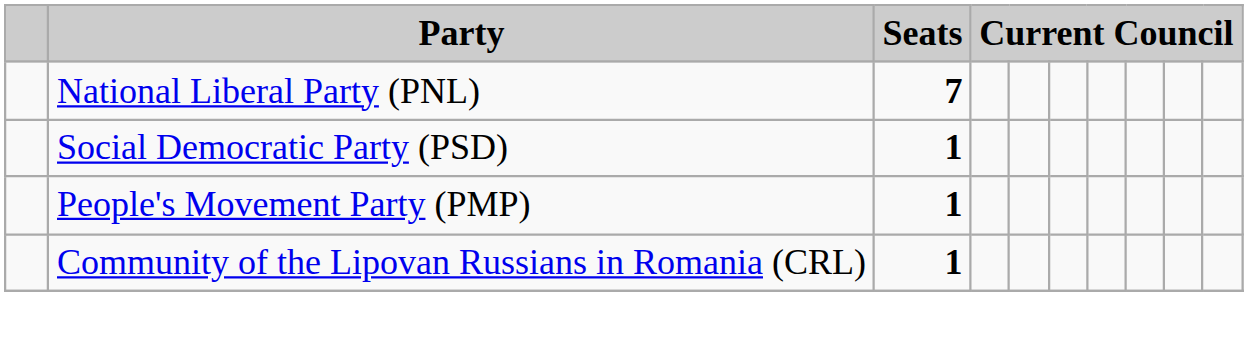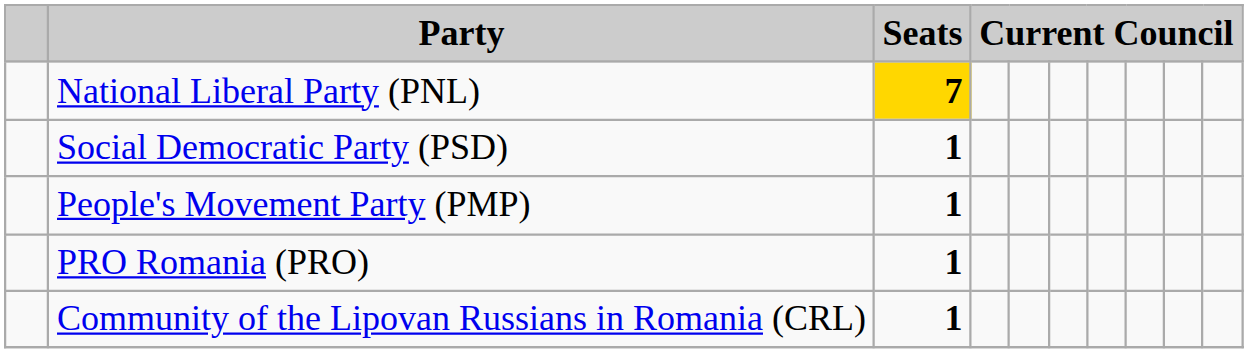(954, 90) no background -> (954, 90) gold background
+ row: (213, 261)
